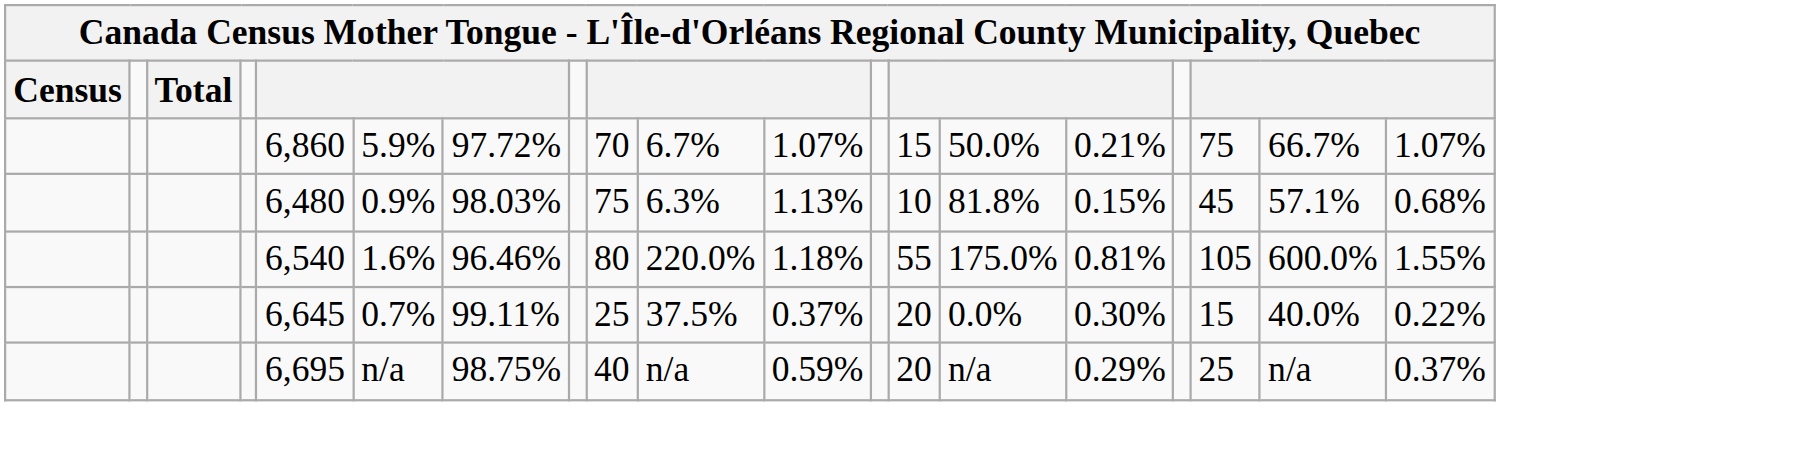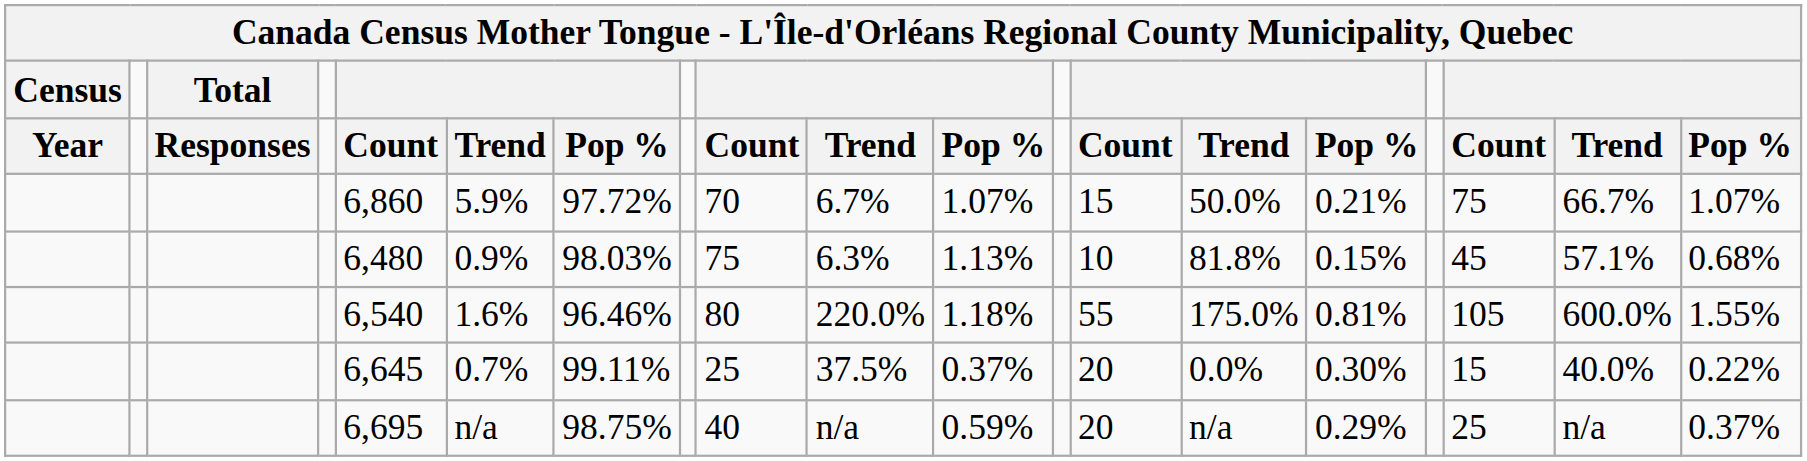+ row: (68, 145)
